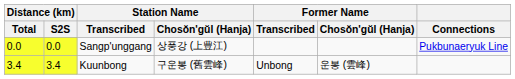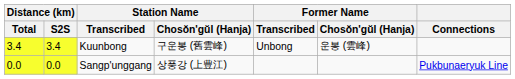rows swapped: (116, 47) <-> (103, 65)
